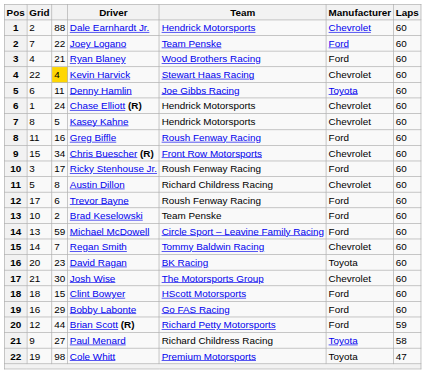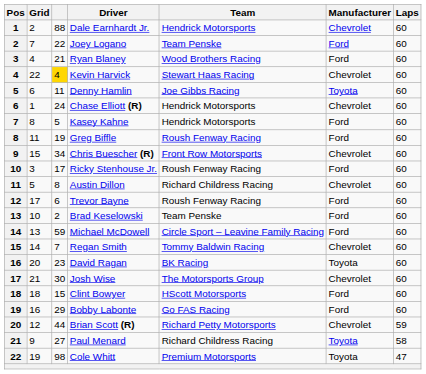(350, 122) Chevrolet -> (339, 122) Ford
(60, 137) 16 -> (60, 137) 19
(339, 325) Ford -> (350, 325) Chevrolet
